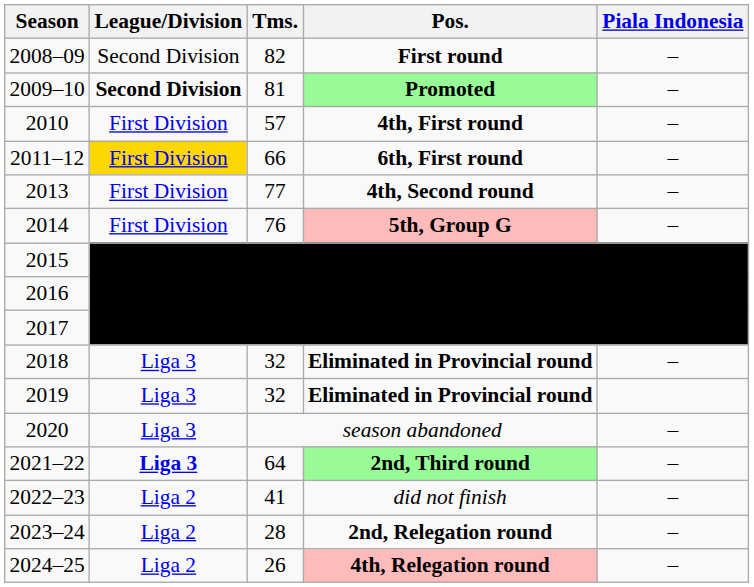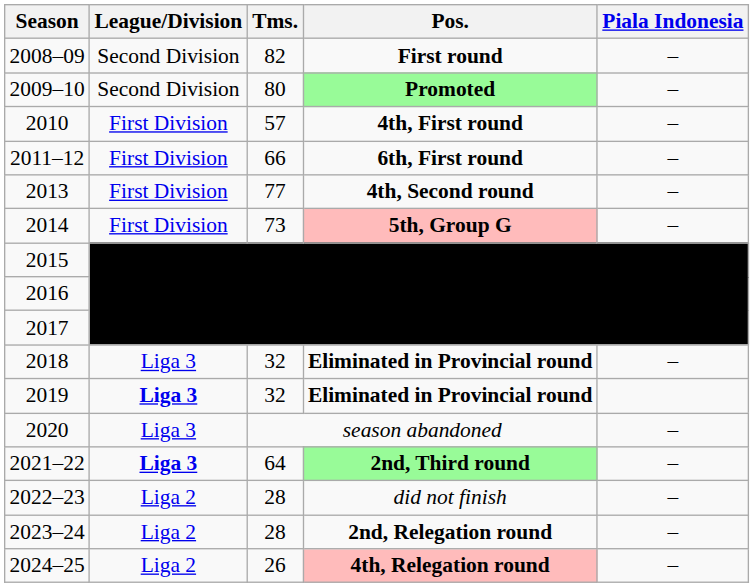(168, 89) bold -> (168, 89) normal
(275, 89) 81 -> (275, 89) 80
(168, 157) gold background -> (168, 157) no background
(275, 225) 76 -> (275, 225) 73
(168, 395) normal -> (168, 395) bold
(275, 497) 41 -> (275, 497) 28
